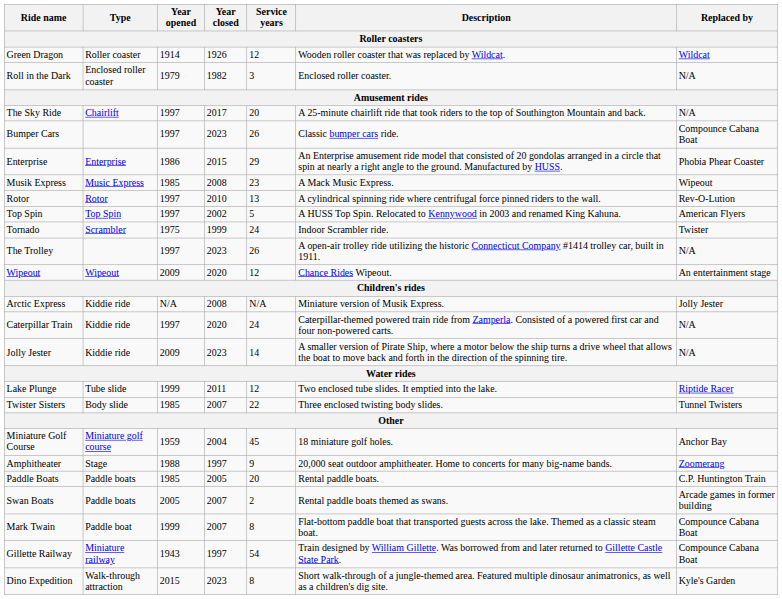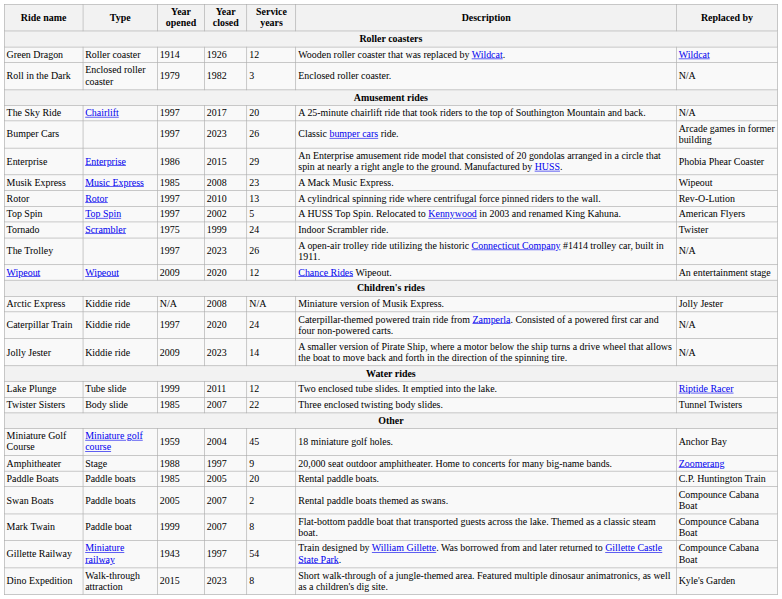(719, 134) Compounce Cabana Boat -> (727, 134) Arcade games in former building
(727, 500) Arcade games in former building -> (719, 500) Compounce Cabana Boat
